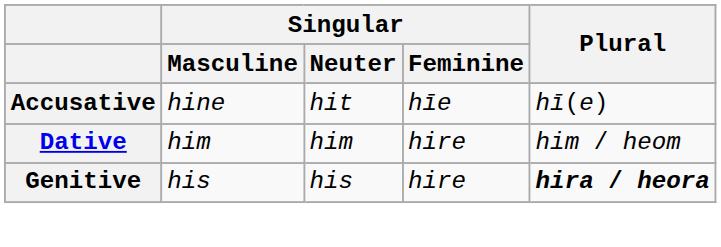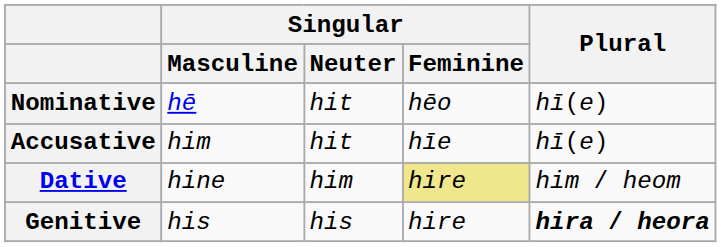+ row: (83, 103)
(196, 103) hine -> (189, 143) him
(189, 143) him -> (196, 182) hine
(437, 143) no background -> (437, 182) khaki background
